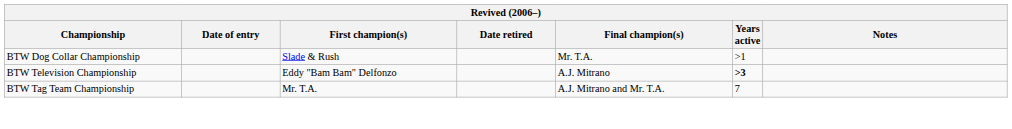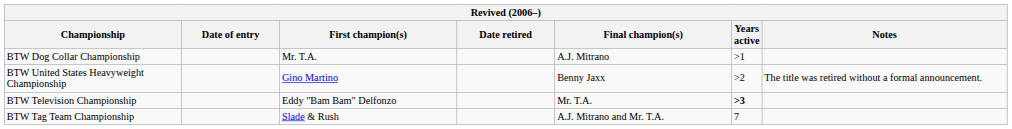(311, 56) Slade & Rush -> (299, 56) Mr. T.A.
(575, 56) Mr. T.A. -> (583, 56) A.J. Mitrano
+ row: (75, 78)
(584, 72) A.J. Mitrano -> (575, 100) Mr. T.A.
(300, 89) Mr. T.A. -> (310, 116) Slade & Rush
